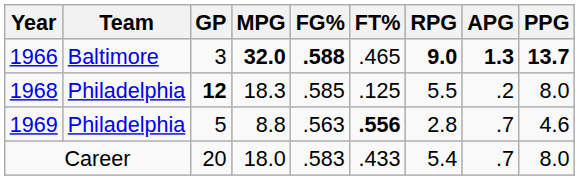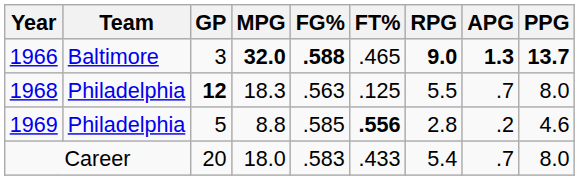(324, 90) .585 -> (324, 90) .563
(505, 90) .2 -> (505, 90) .7
(324, 124) .563 -> (324, 124) .585
(505, 124) .7 -> (505, 124) .2
